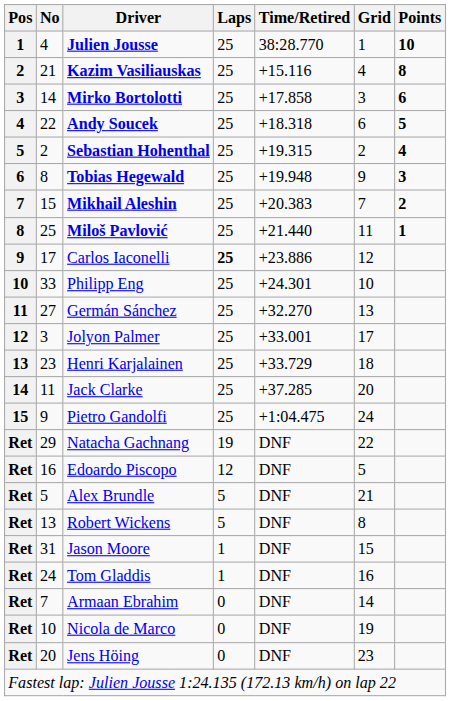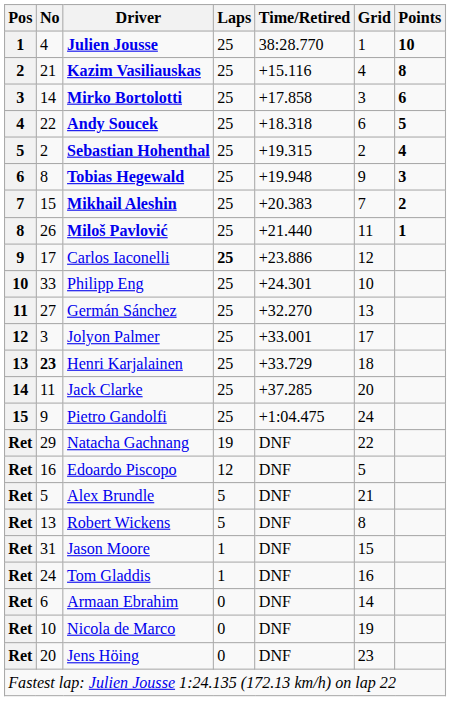(48, 230) 25 -> (48, 230) 26
(48, 363) normal -> (48, 363) bold
(44, 602) 7 -> (44, 602) 6
